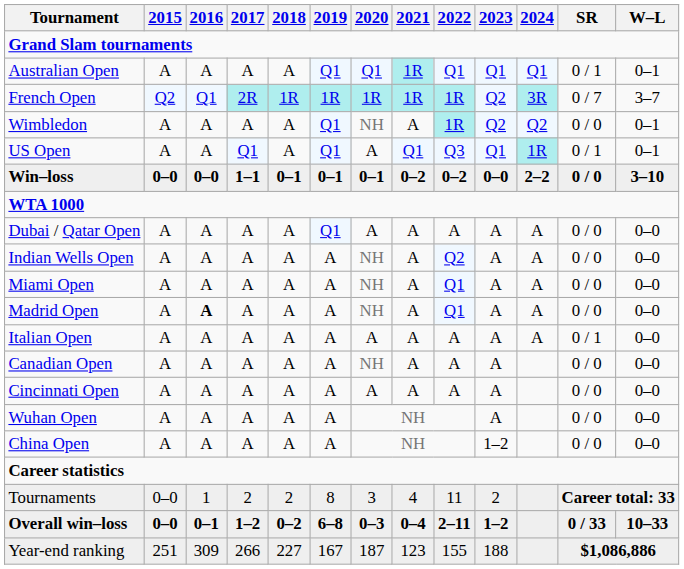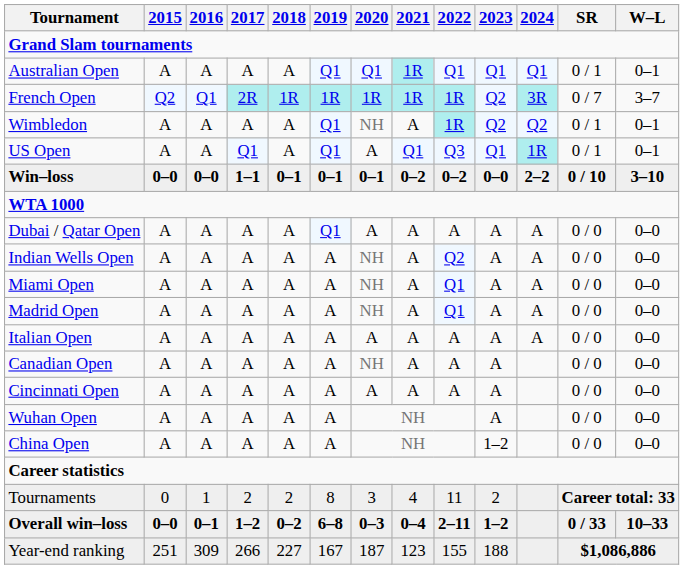(587, 124) 0 / 0 -> (587, 124) 0 / 1
(587, 177) 0 / 0 -> (587, 177) 0 / 10
(206, 310) bold -> (206, 310) normal
(587, 337) 0 / 1 -> (587, 337) 0 / 0
(165, 497) 0–0 -> (165, 497) 0
